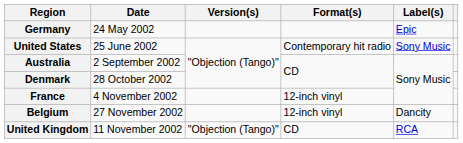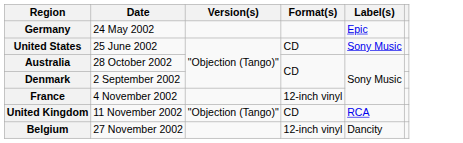(337, 46) Contemporary hit radio -> (291, 46) CD
(137, 63) 2 September 2002 -> (133, 63) 28 October 2002
(133, 79) 28 October 2002 -> (137, 79) 2 September 2002
rows swapped: (48, 130) <-> (48, 113)
